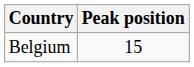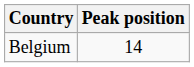(133, 47) 15 -> (133, 47) 14
